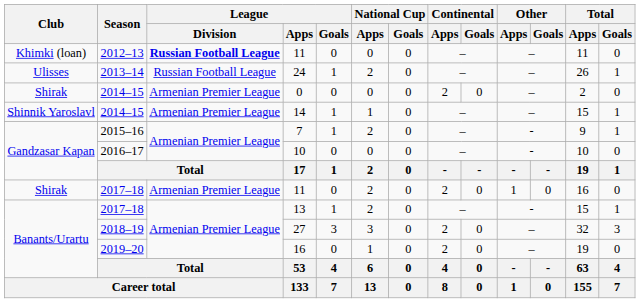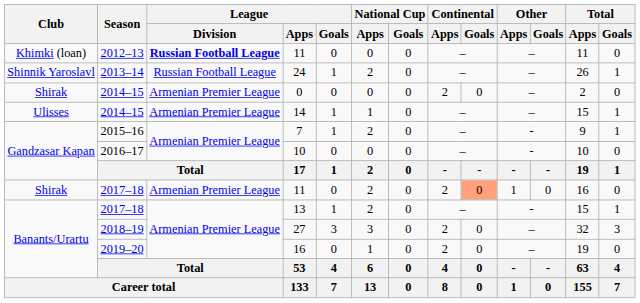(51, 72) Ulisses -> (51, 72) Shinnik Yaroslavl
(51, 111) Shinnik Yaroslavl -> (51, 111) Ulisses
(479, 190) no background -> (479, 190) lightsalmon background
